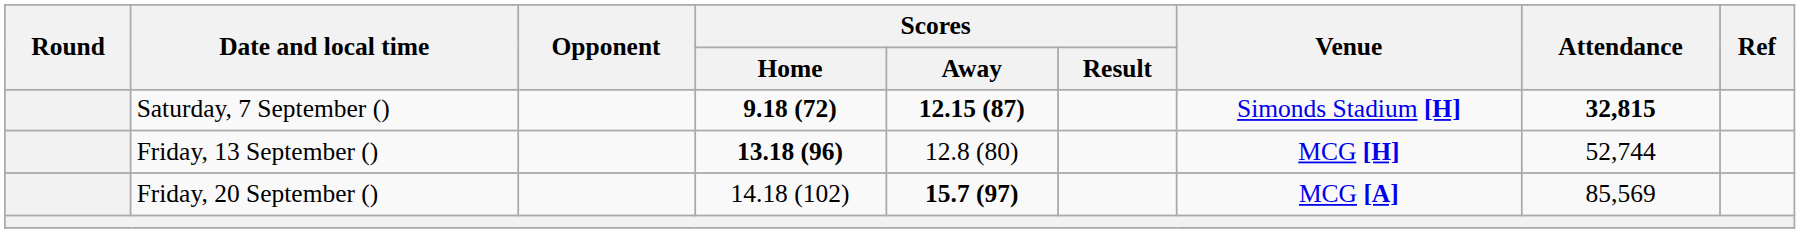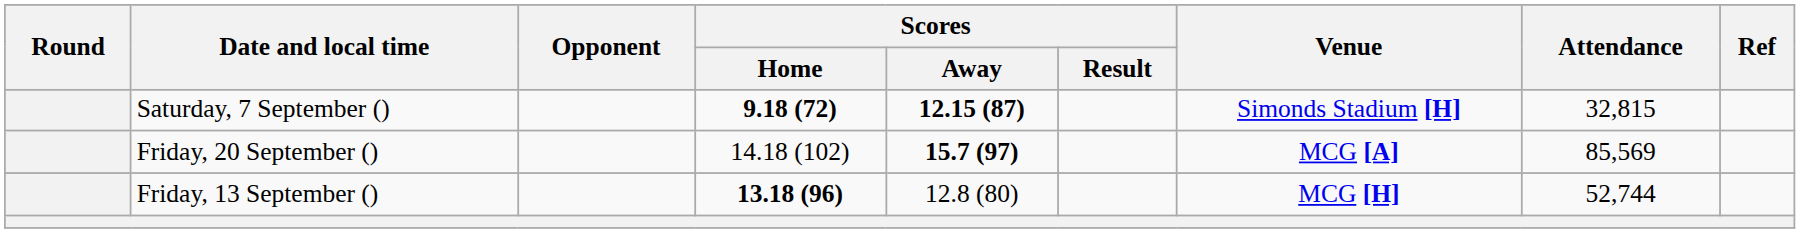(1621, 109) bold -> (1621, 109) normal
rows swapped: (257, 152) <-> (257, 194)
